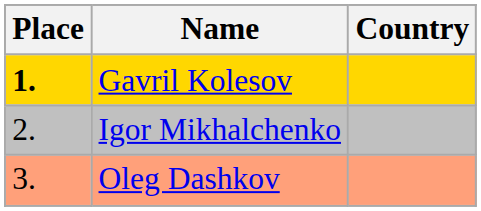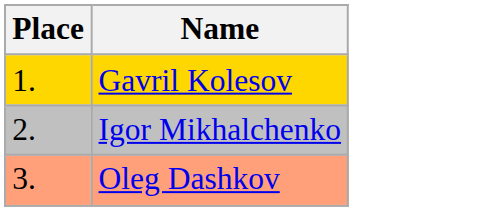- column: (412, 29)
(24, 79) bold -> (24, 79) normal
